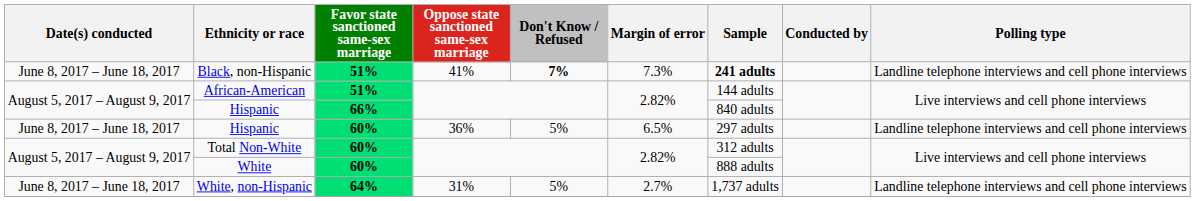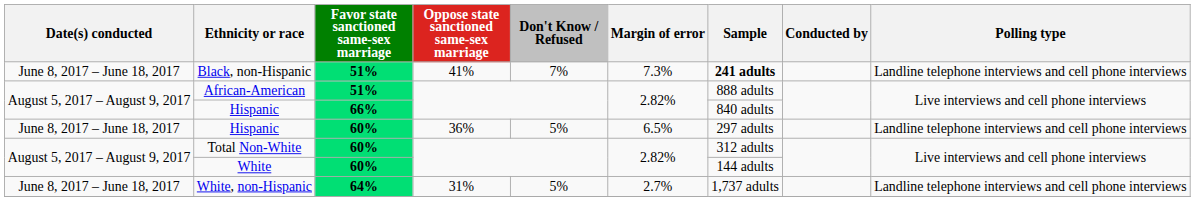(559, 71) bold -> (559, 71) normal
(745, 90) 144 adults -> (745, 90) 888 adults
(745, 167) 888 adults -> (745, 167) 144 adults
